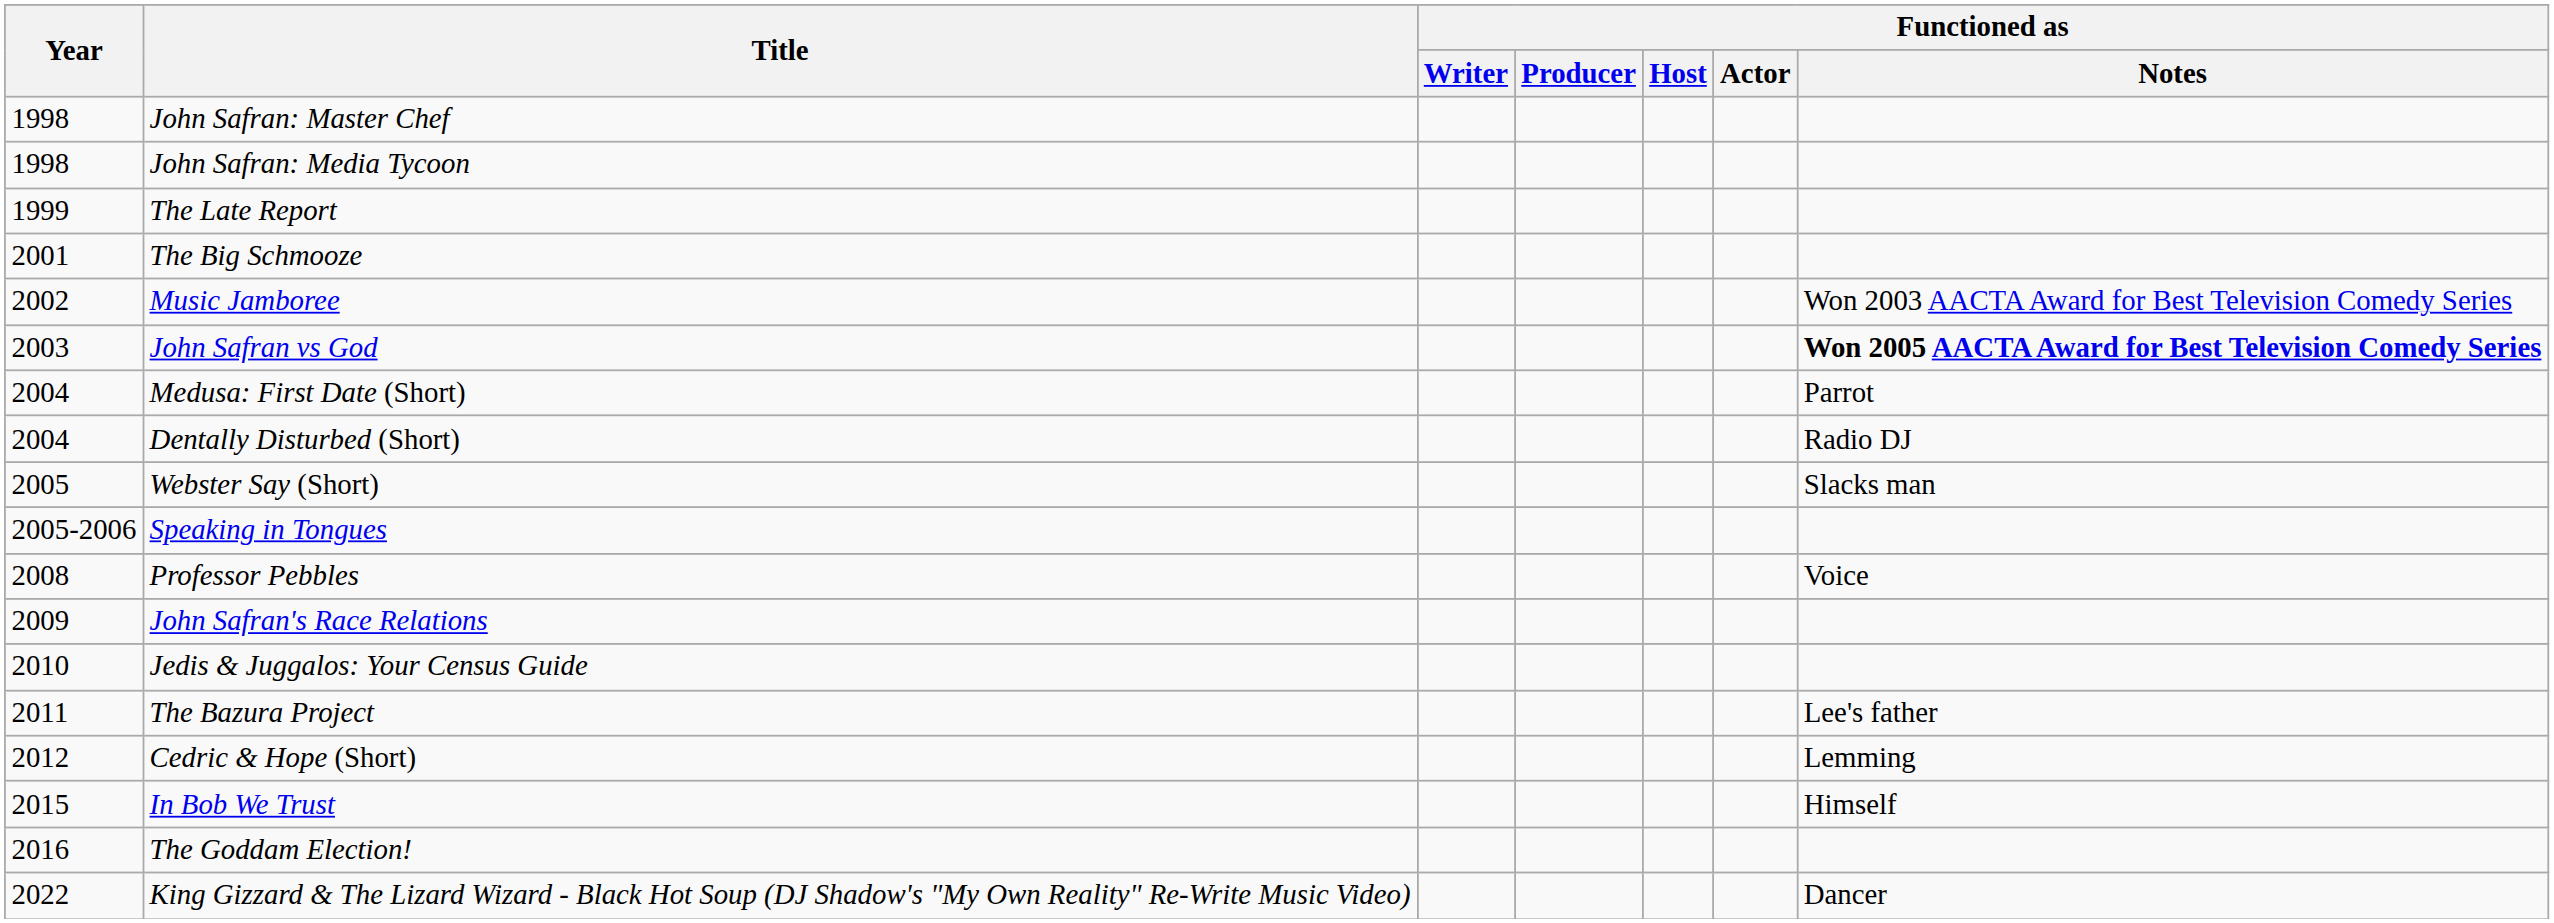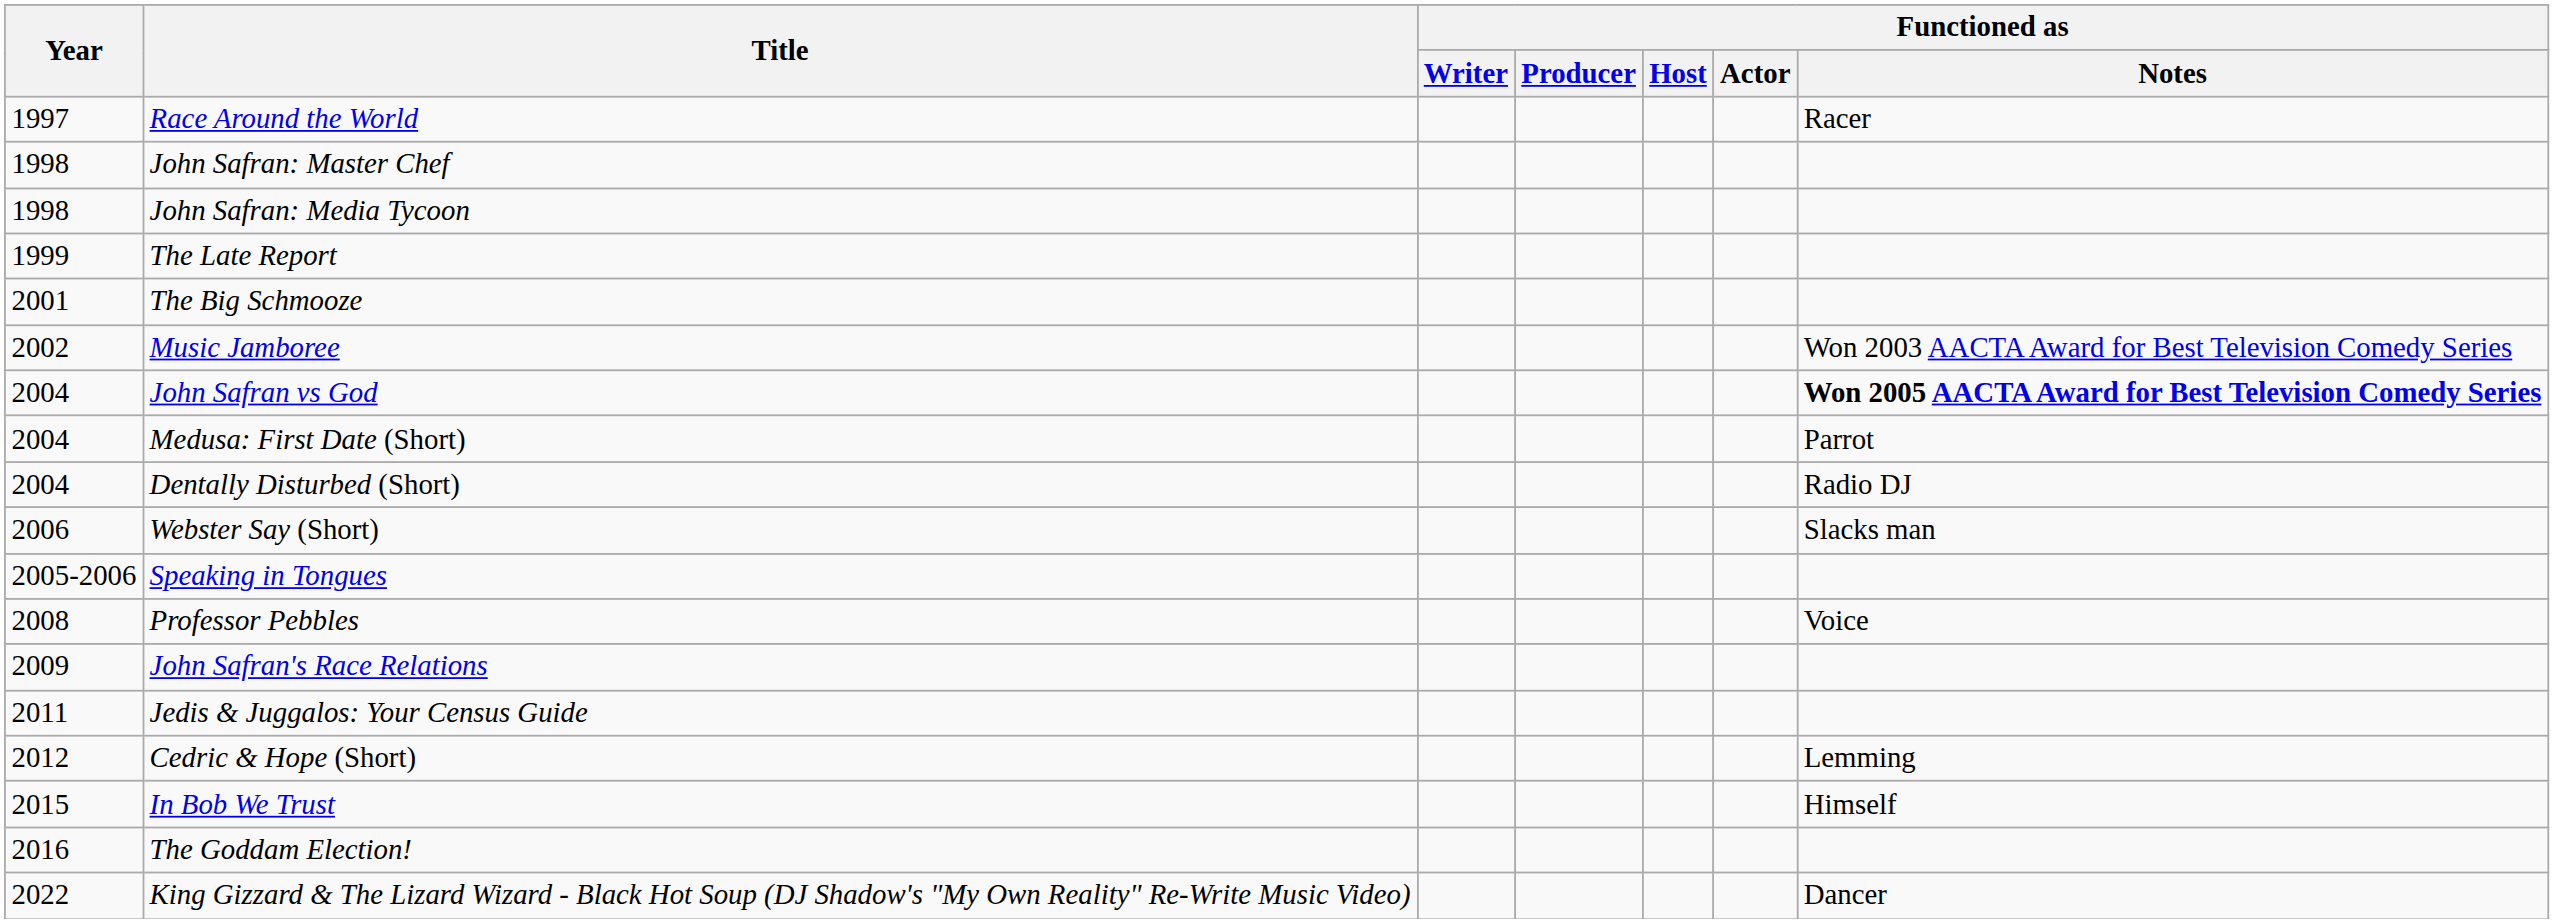+ row: (284, 118)
(40, 347) 2003 -> (40, 392) 2004
(40, 484) 2005 -> (40, 529) 2006
(40, 666) 2010 -> (40, 712) 2011
- row: (262, 712)
